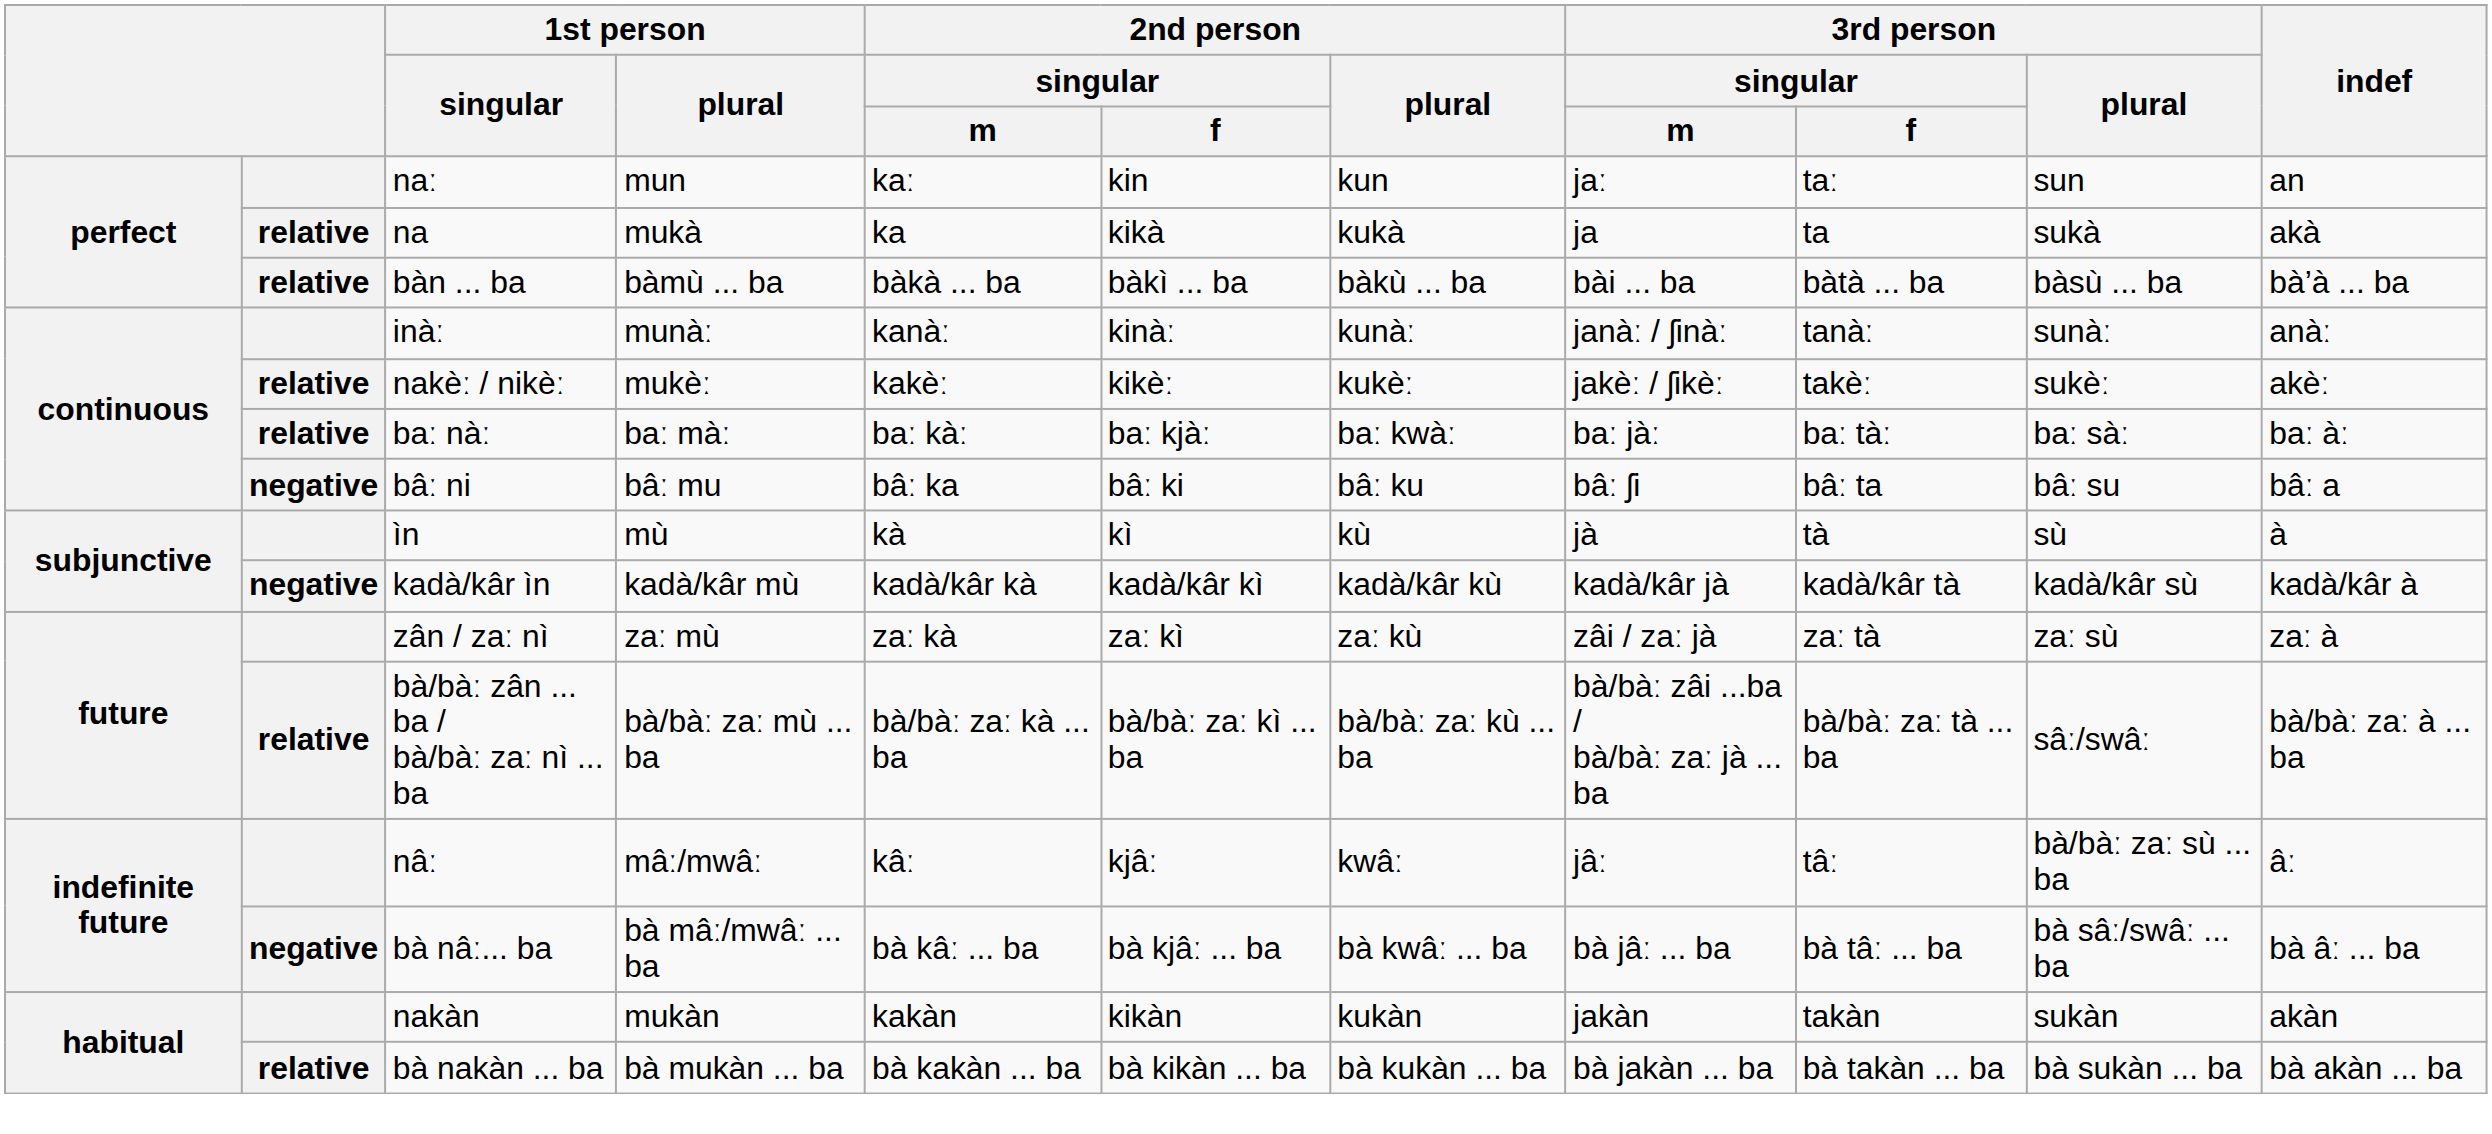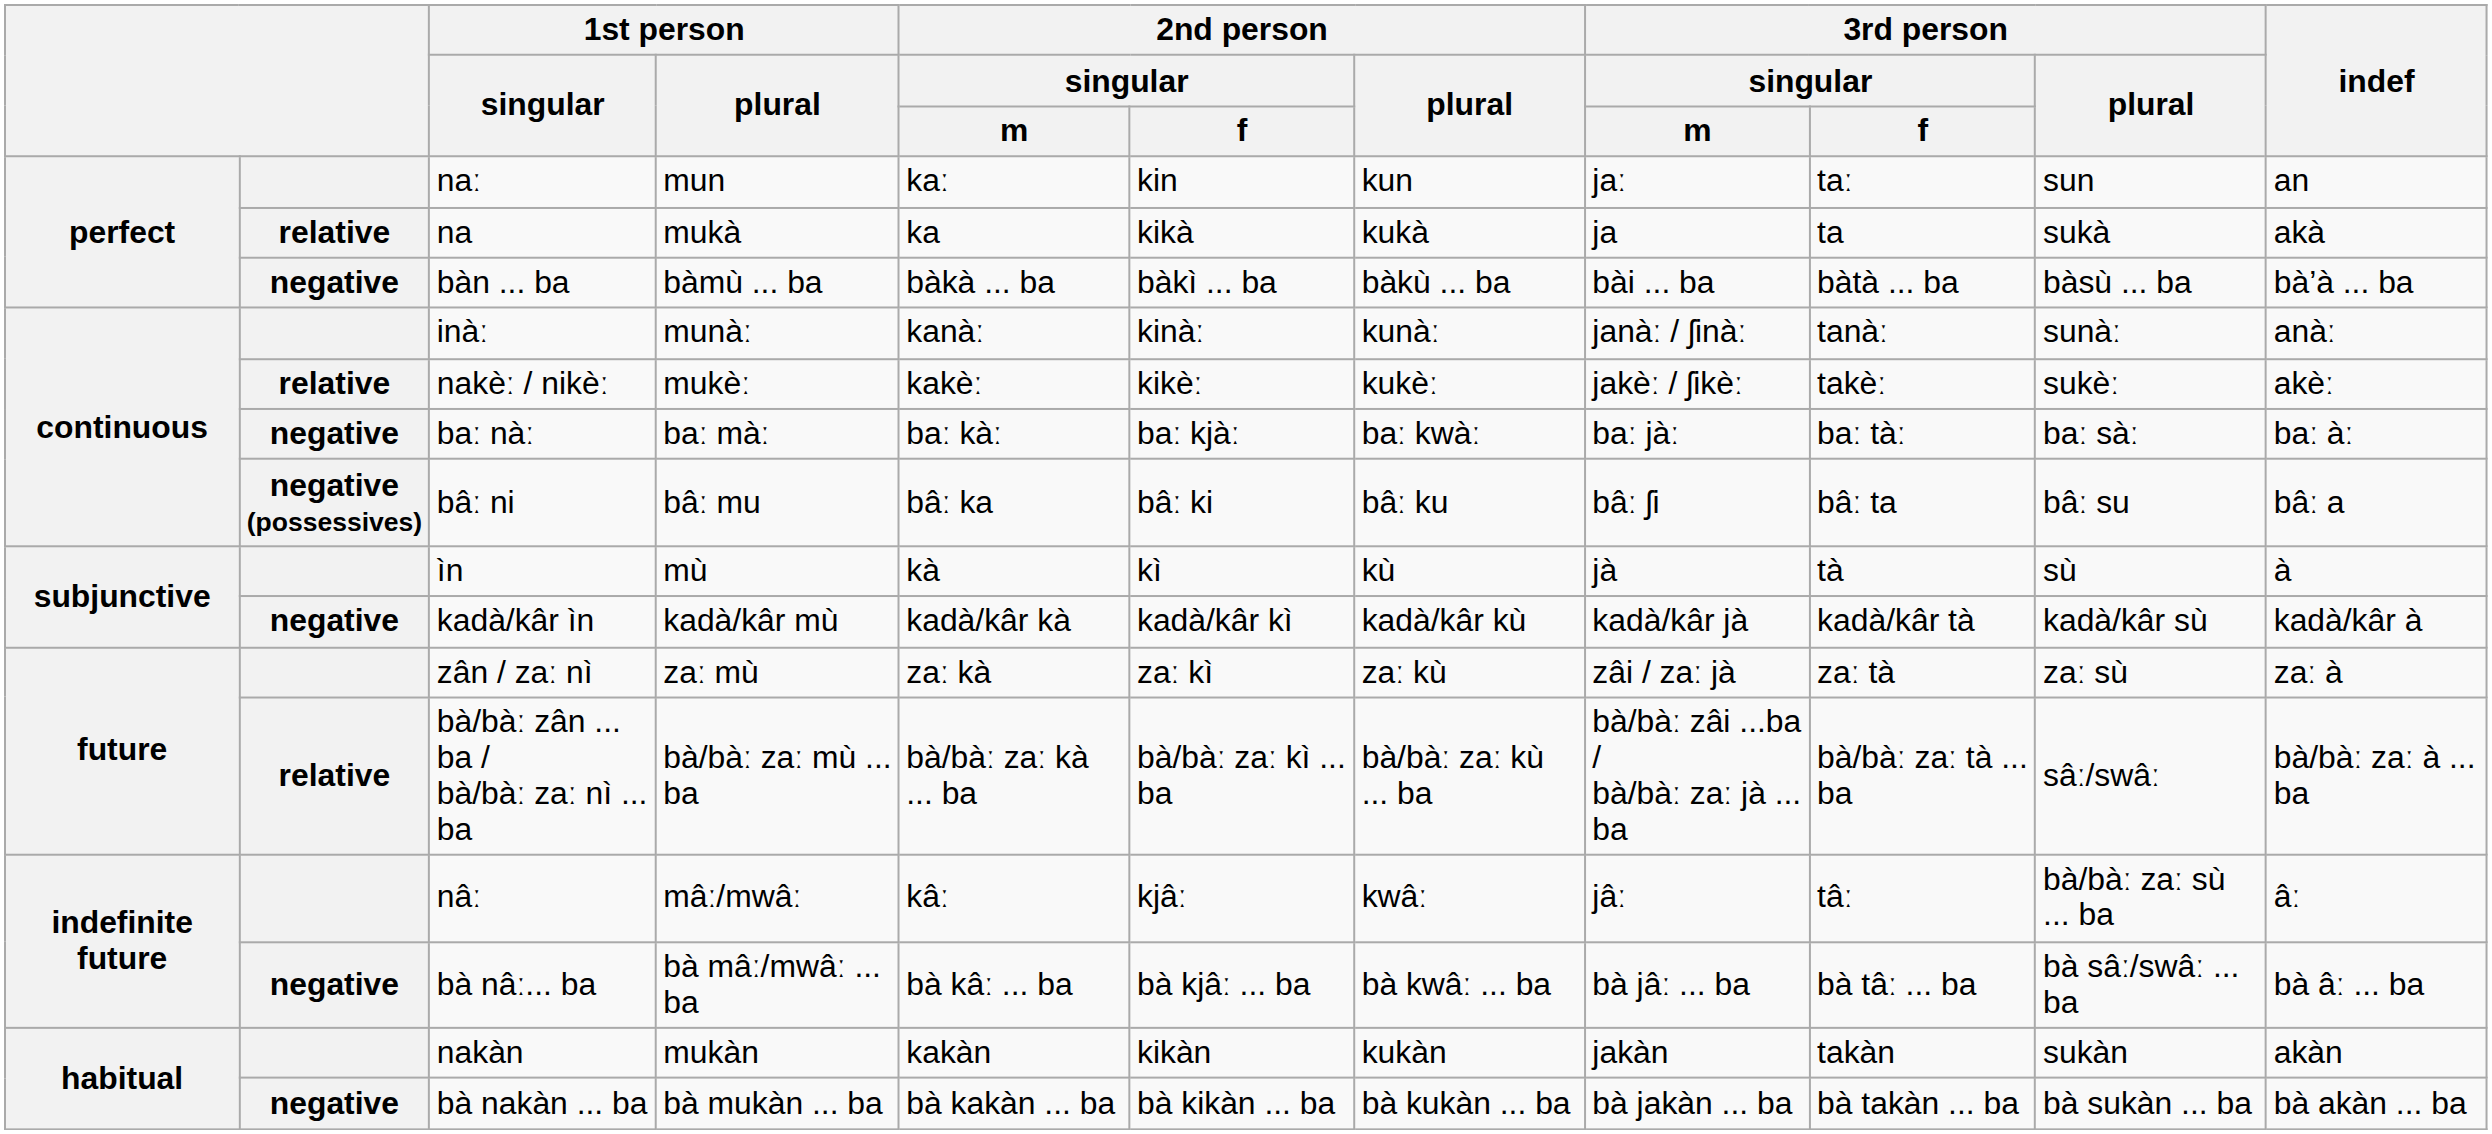(314, 282) relative -> (334, 282) negative
(314, 433) relative -> (334, 433) negative
(314, 484) negative -> (334, 502) negative (possessives)
(314, 1067) relative -> (334, 1103) negative
